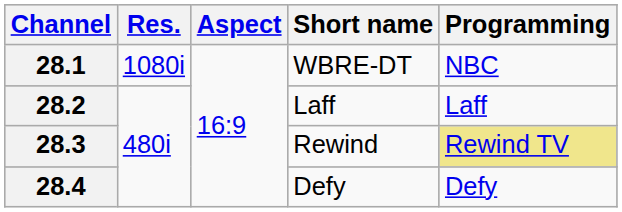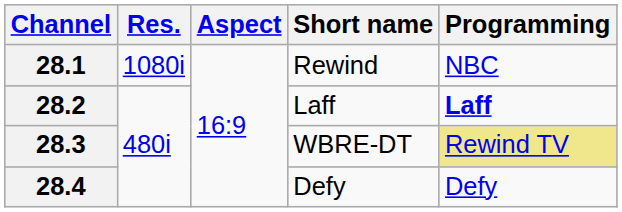(353, 65) WBRE-DT -> (336, 65) Rewind
(466, 105) normal -> (468, 105) bold
(336, 145) Rewind -> (353, 145) WBRE-DT
